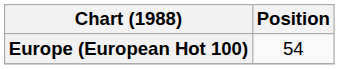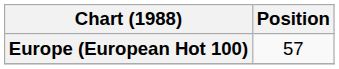(293, 48) 54 -> (293, 48) 57
